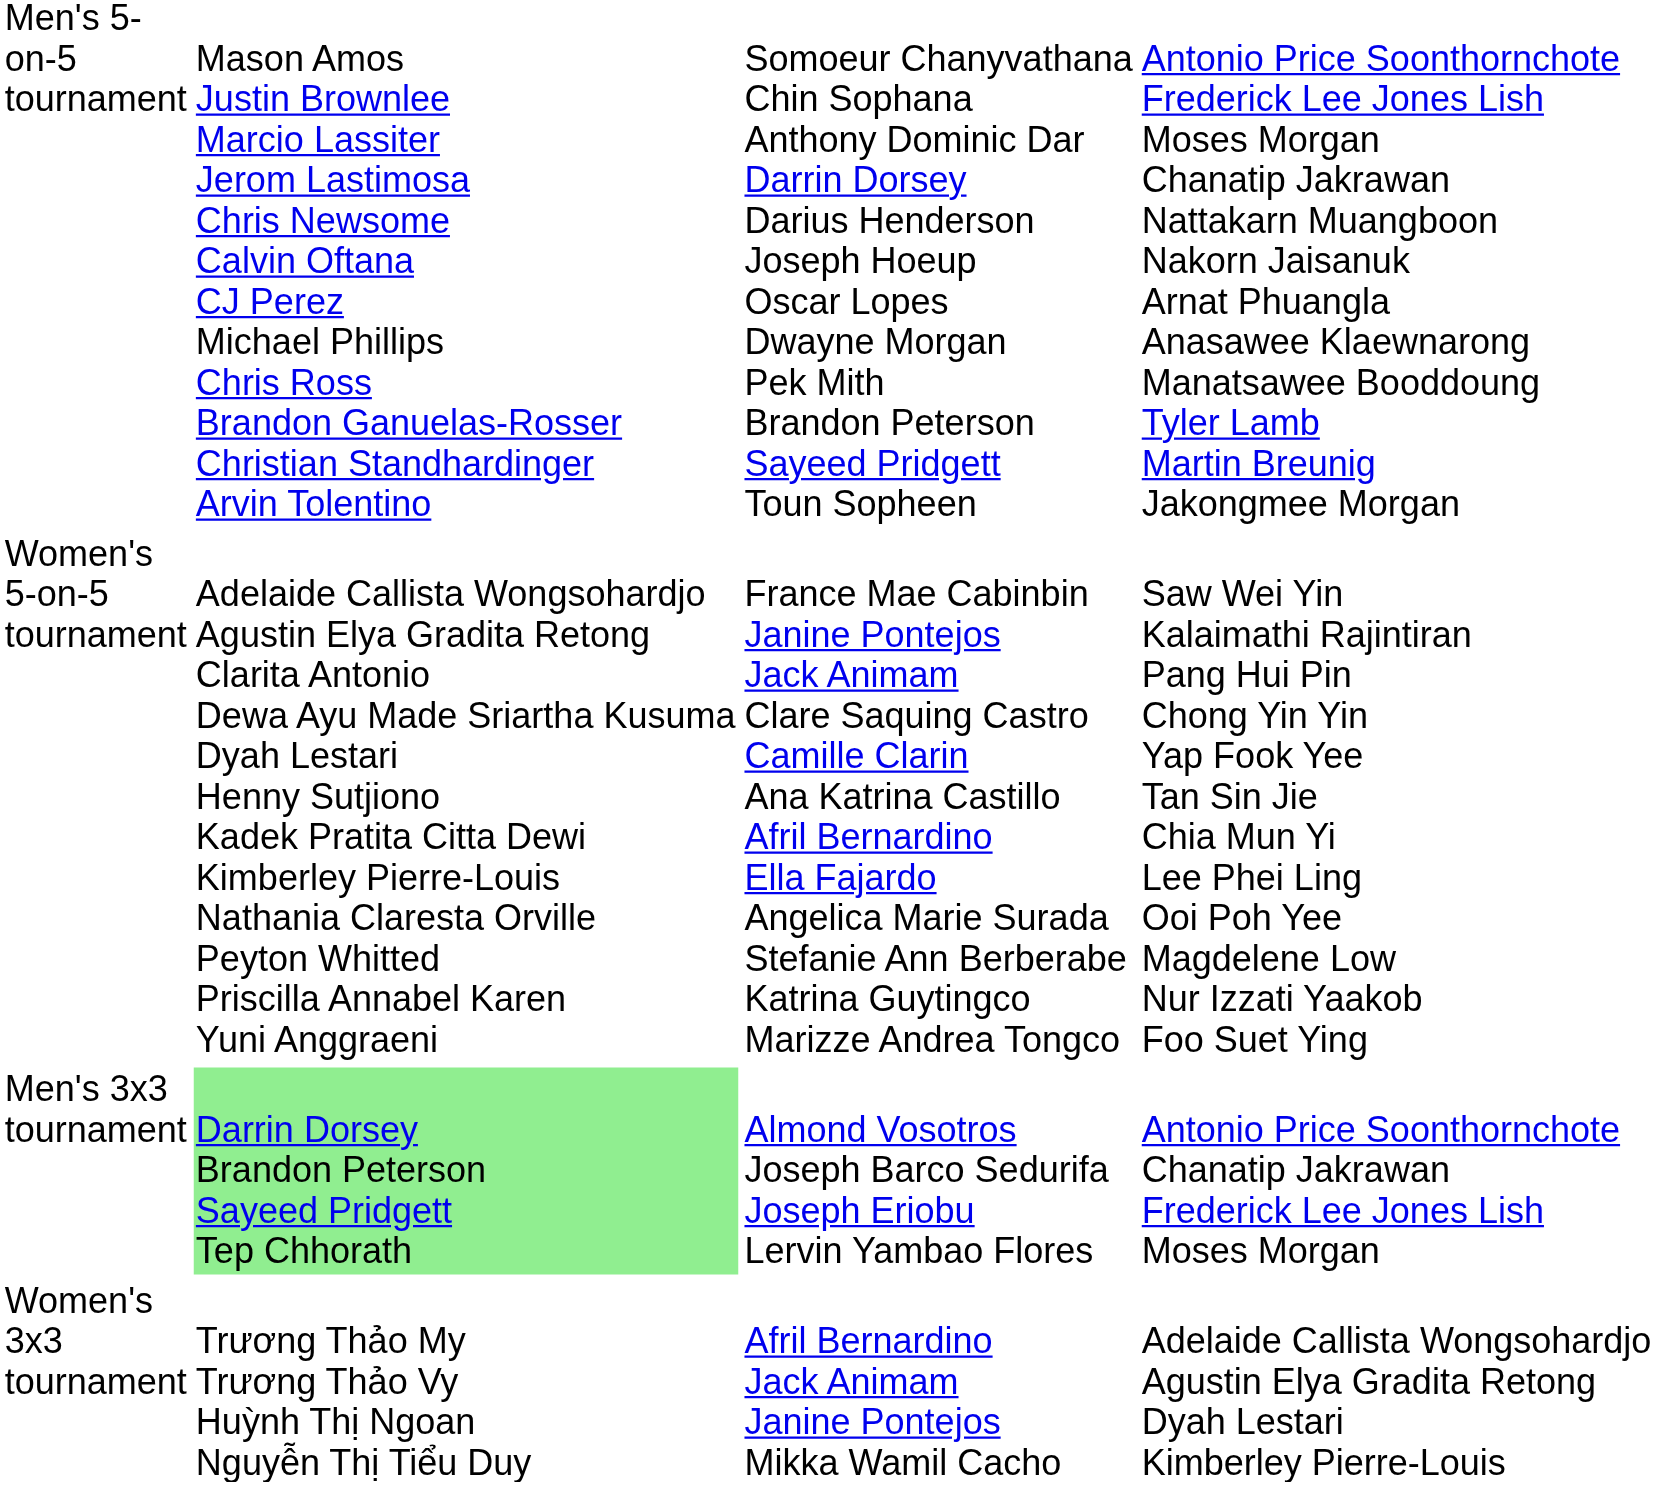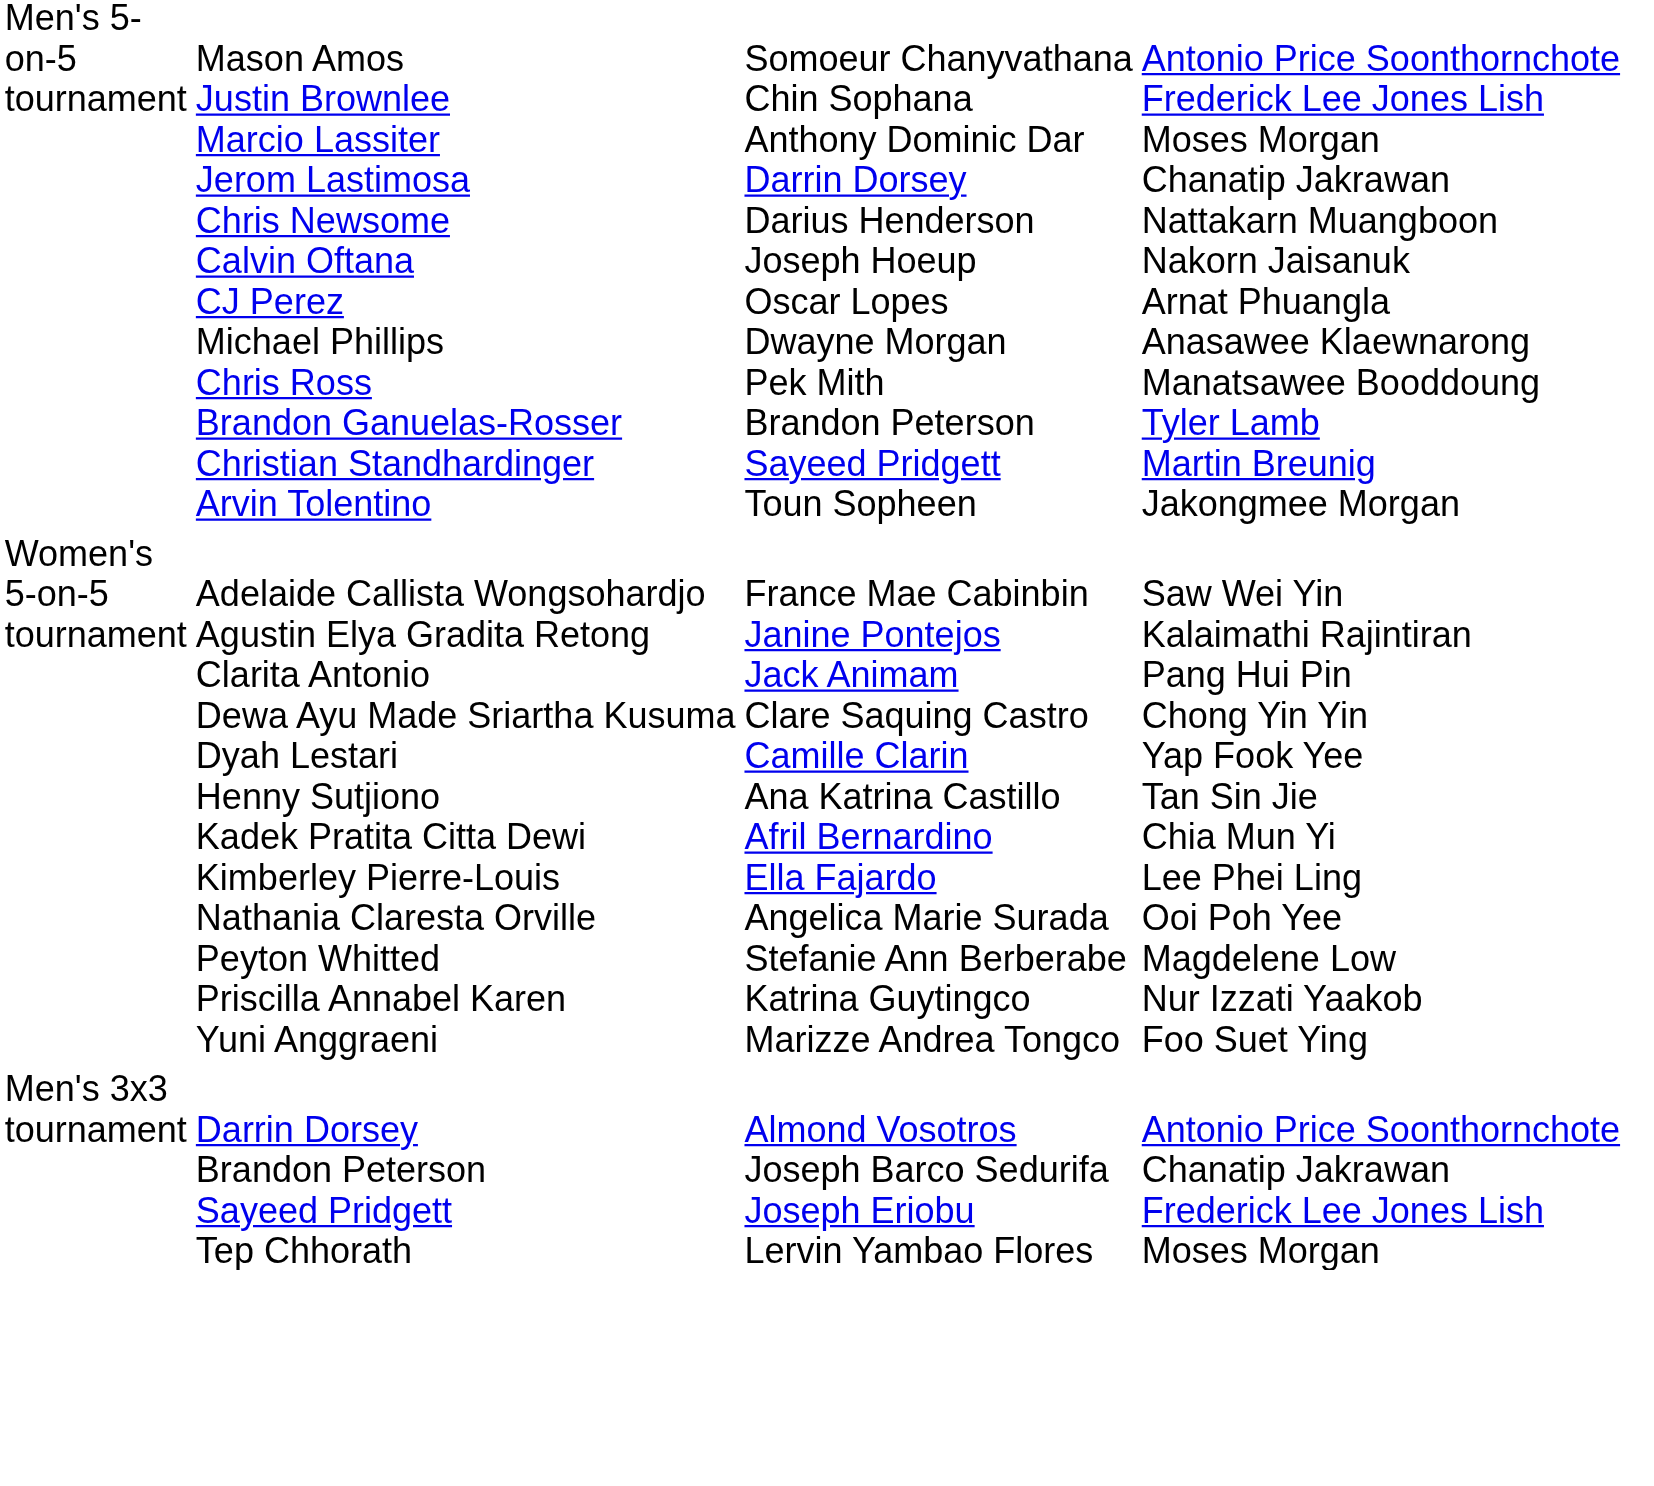(341, 1190) lightgreen background -> (341, 1190) no background
- row: (96, 1341)
